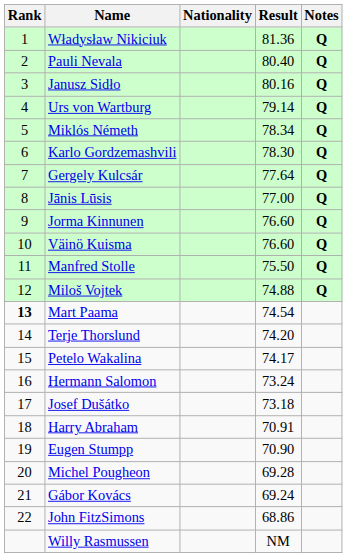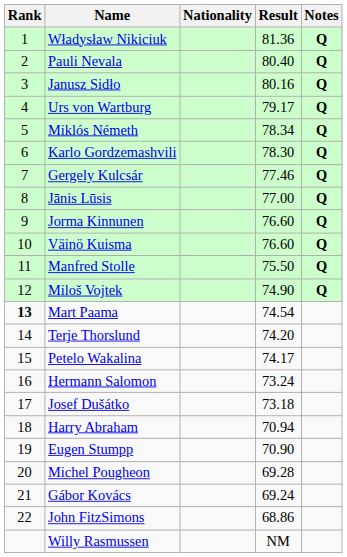(278, 107) 79.14 -> (278, 107) 79.17
(278, 175) 77.64 -> (278, 175) 77.46
(278, 289) 74.88 -> (278, 289) 74.90
(278, 426) 70.91 -> (278, 426) 70.94
